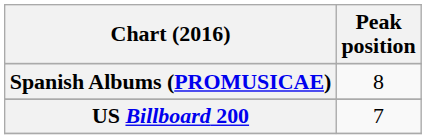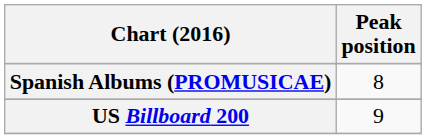(379, 116) 7 -> (379, 116) 9
